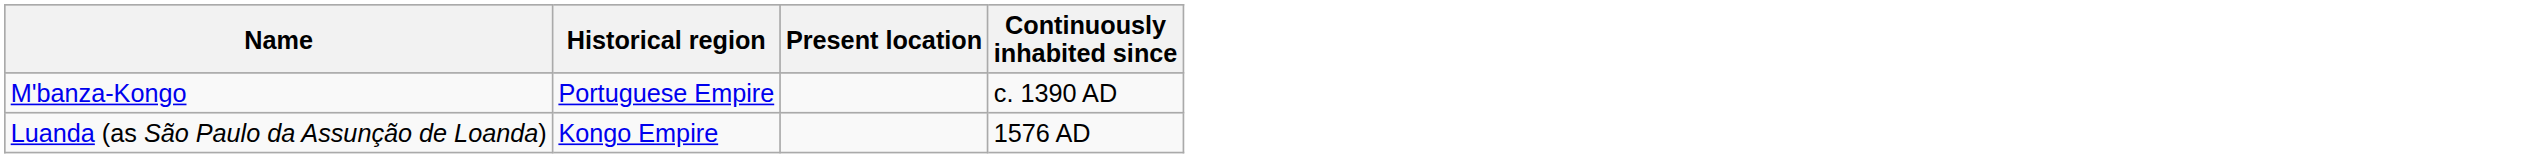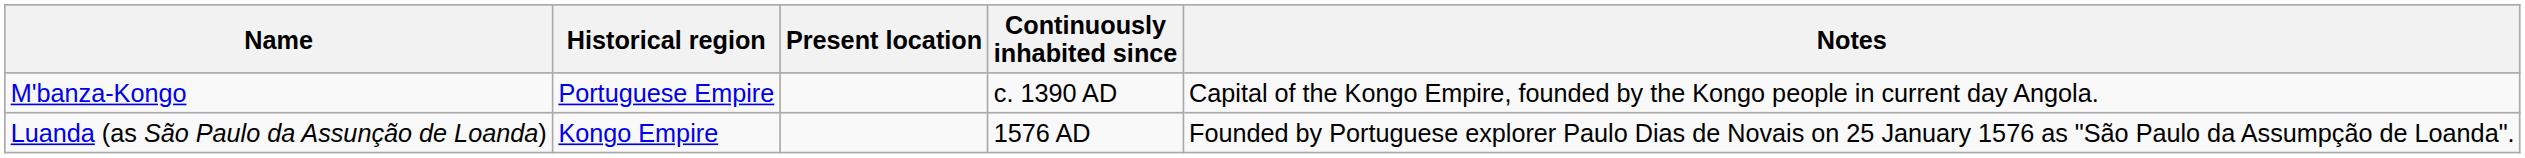+ column: (1852, 39)
